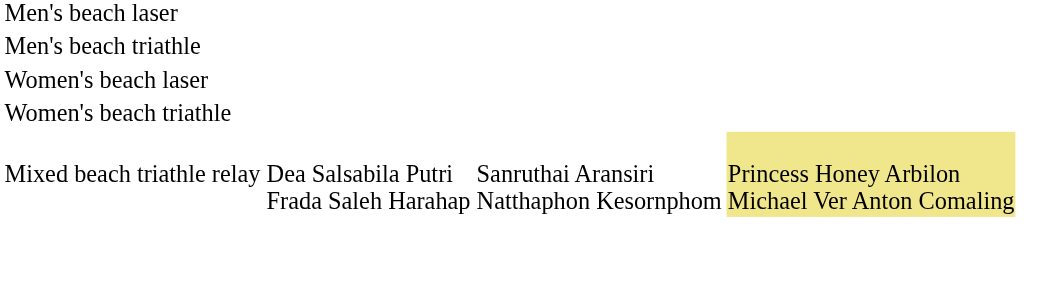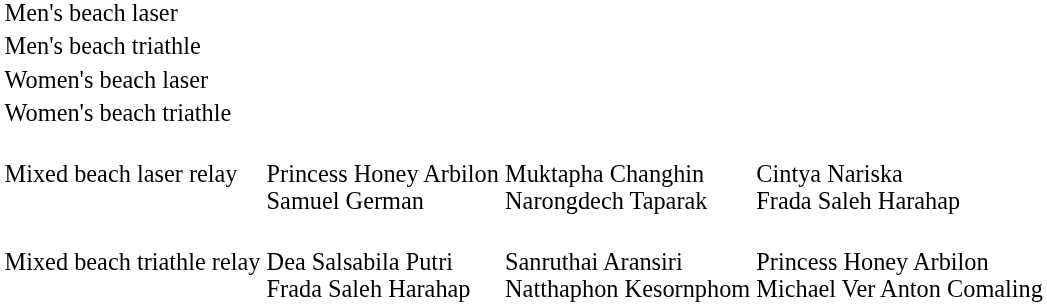+ row: (121, 174)
(871, 187) khaki background -> (900, 275) no background
